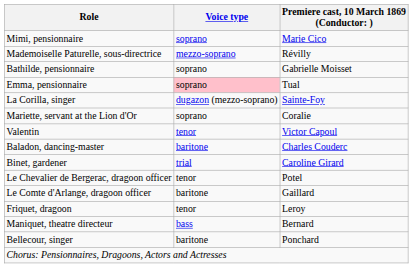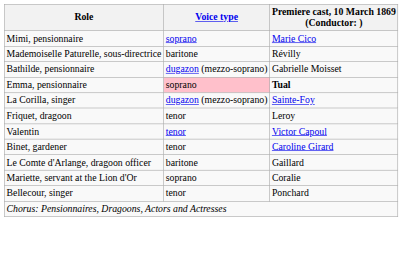(206, 54) mezzo-soprano -> (182, 54) baritone
(191, 69) soprano -> (217, 69) dugazon (mezzo-soprano)
(291, 85) normal -> (281, 85) bold
rows swapped: (72, 116) <-> (39, 208)
- row: (55, 147)
(184, 162) trial -> (176, 147) tenor
- row: (89, 178)
- row: (60, 224)
(192, 239) baritone -> (176, 193) tenor
